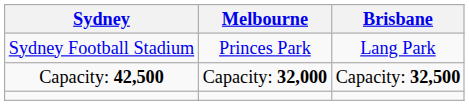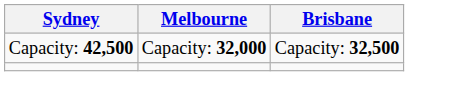- row: (101, 47)
